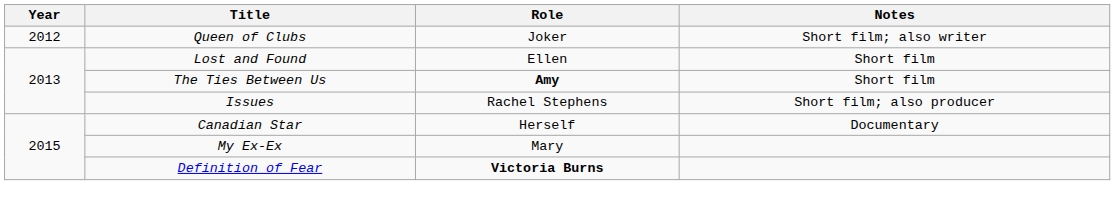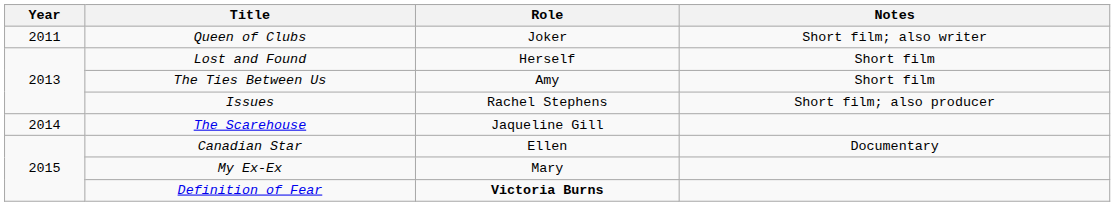(45, 37) 2012 -> (45, 37) 2011
(547, 59) Ellen -> (547, 59) Herself
(547, 81) bold -> (547, 81) normal
+ row: (250, 125)
(547, 125) Herself -> (547, 146) Ellen
